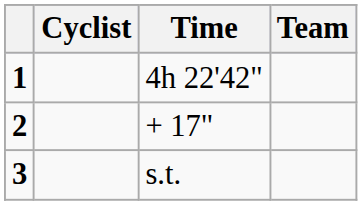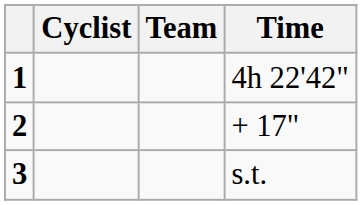columns swapped: (313, 28) <-> (204, 28)
